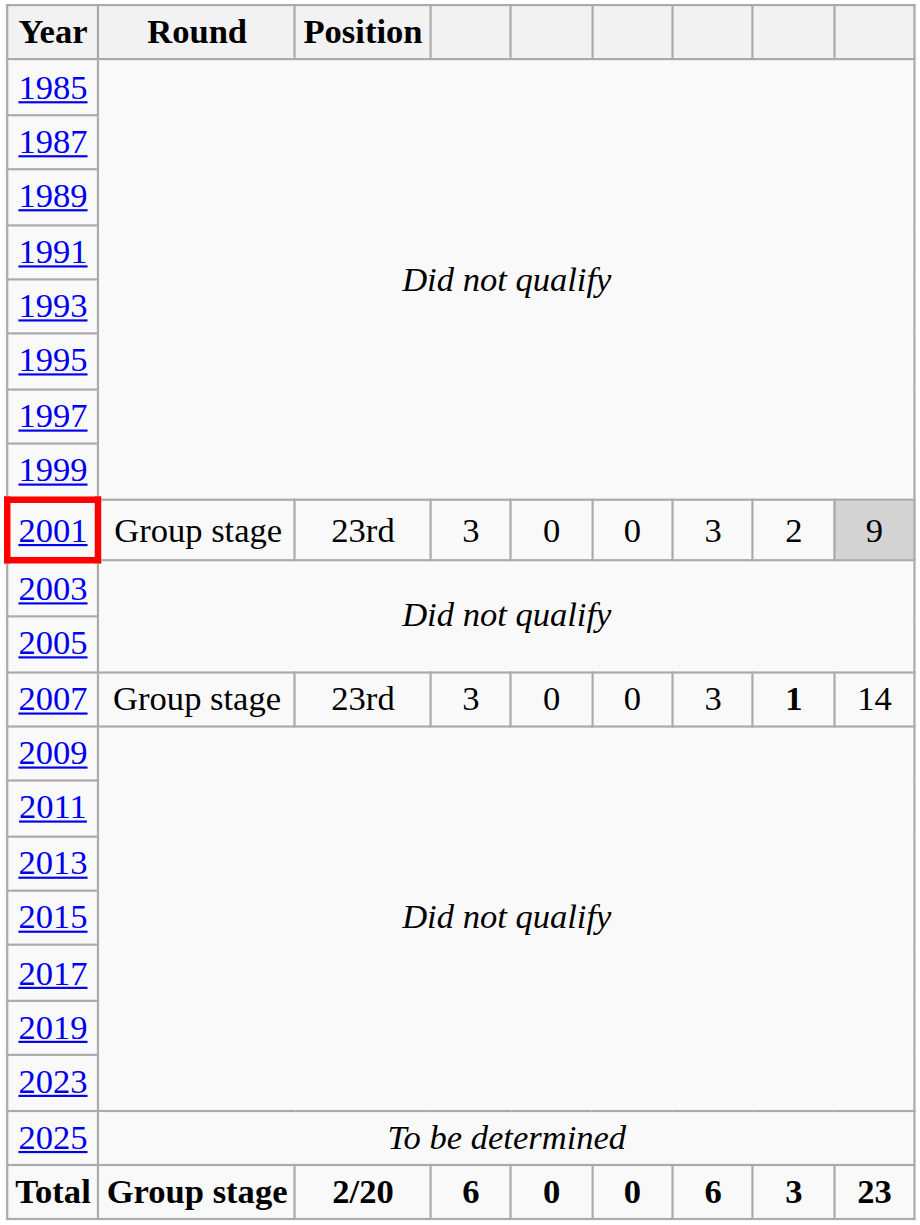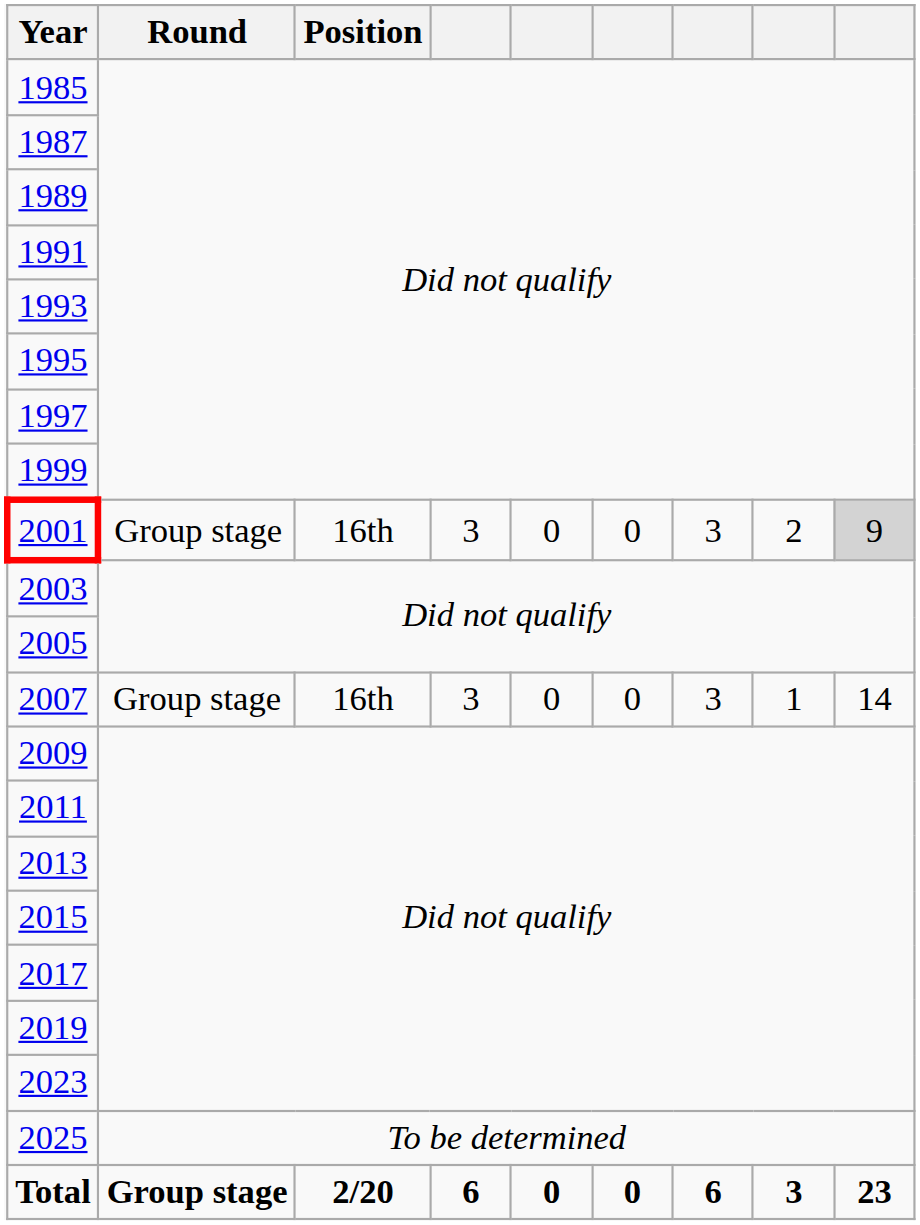(363, 529) 23rd -> (363, 529) 16th
(363, 698) 23rd -> (363, 698) 16th
(794, 698) bold -> (794, 698) normal
